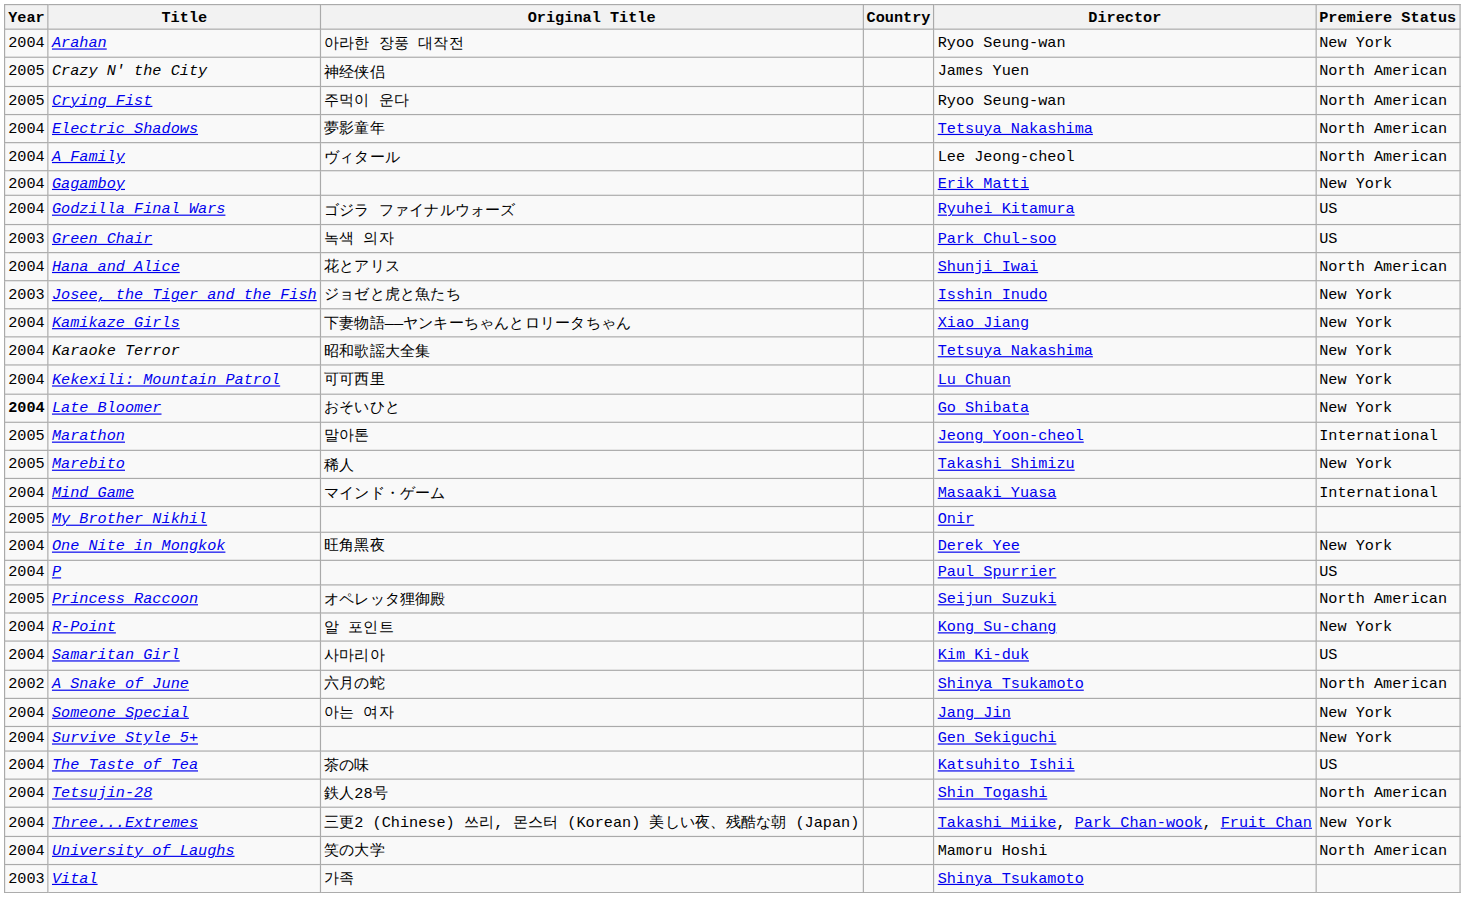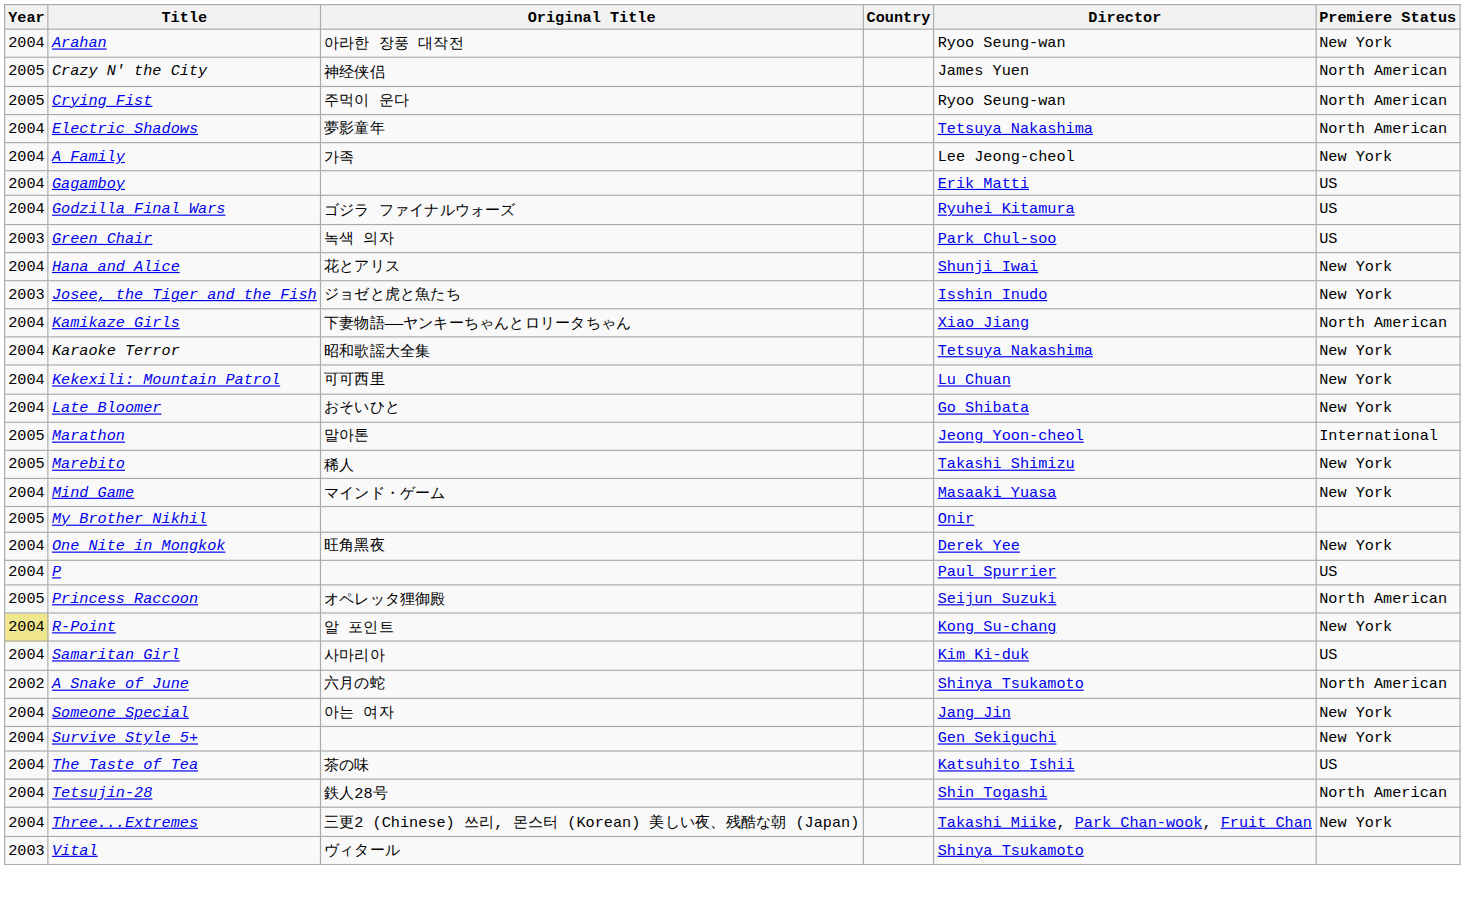(362, 157) ヴィタール -> (339, 157) 가족
(1383, 157) North American -> (1356, 157) New York
(1356, 183) New York -> (1328, 183) US
(1383, 266) North American -> (1356, 266) New York
(1356, 323) New York -> (1383, 323) North American
(26, 408) bold -> (26, 408) normal
(1379, 493) International -> (1356, 493) New York
(26, 627) no background -> (26, 627) khaki background
- row: (143, 850)
(339, 879) 가족 -> (362, 851) ヴィタール
